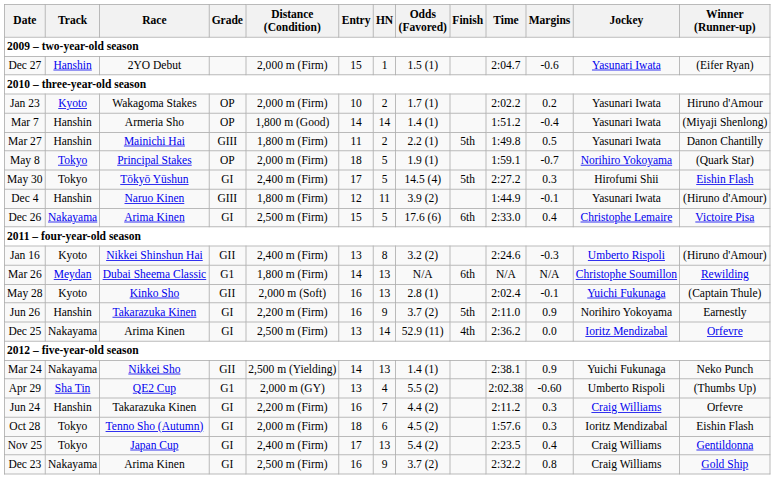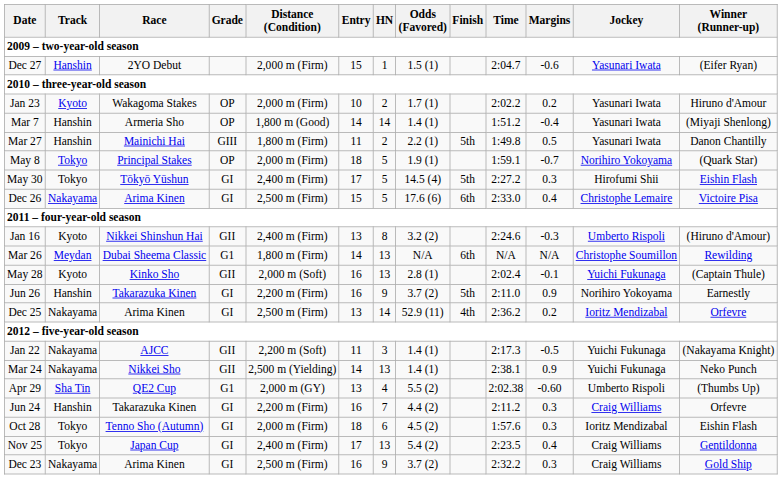- row: (25, 198)
(550, 331) 0.0 -> (550, 312) 0.2
+ row: (25, 350)
(550, 464) 0.8 -> (550, 464) 0.3
